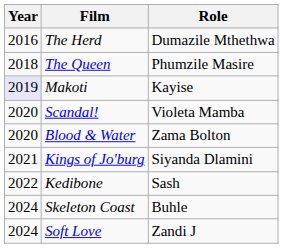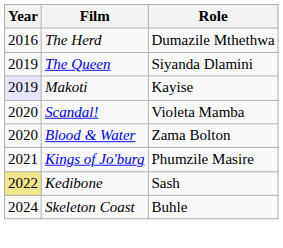(23, 64) 2018 -> (23, 64) 2019
(203, 64) Phumzile Masire -> (202, 64) Siyanda Dlamini
(202, 159) Siyanda Dlamini -> (203, 159) Phumzile Masire
(23, 183) no background -> (23, 183) khaki background
- row: (73, 231)
